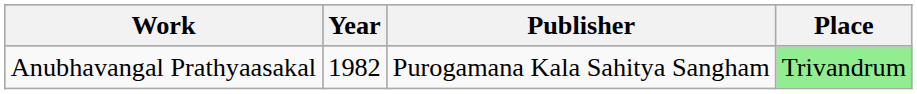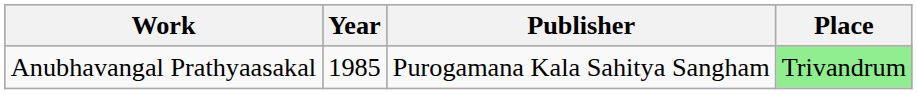(354, 66) 1982 -> (354, 66) 1985
